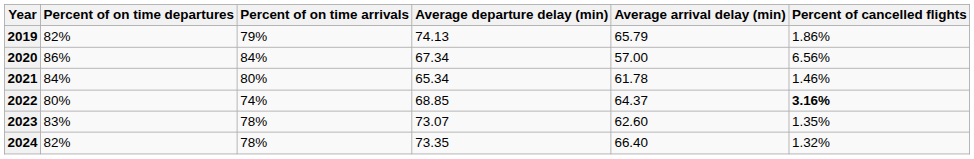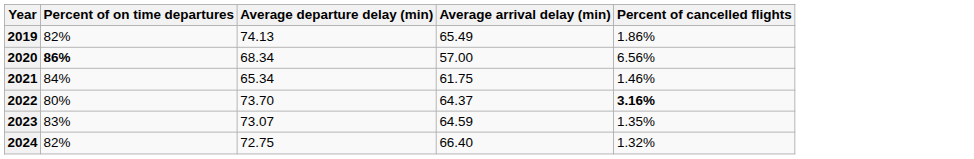- column: (325, 15)
(631, 36) 65.79 -> (456, 36) 65.49
(57, 57) normal -> (57, 57) bold
(432, 57) 67.34 -> (257, 57) 68.34
(631, 79) 61.78 -> (456, 79) 61.75
(432, 100) 68.85 -> (257, 100) 73.70
(631, 121) 62.60 -> (456, 121) 64.59
(432, 143) 73.35 -> (257, 143) 72.75
